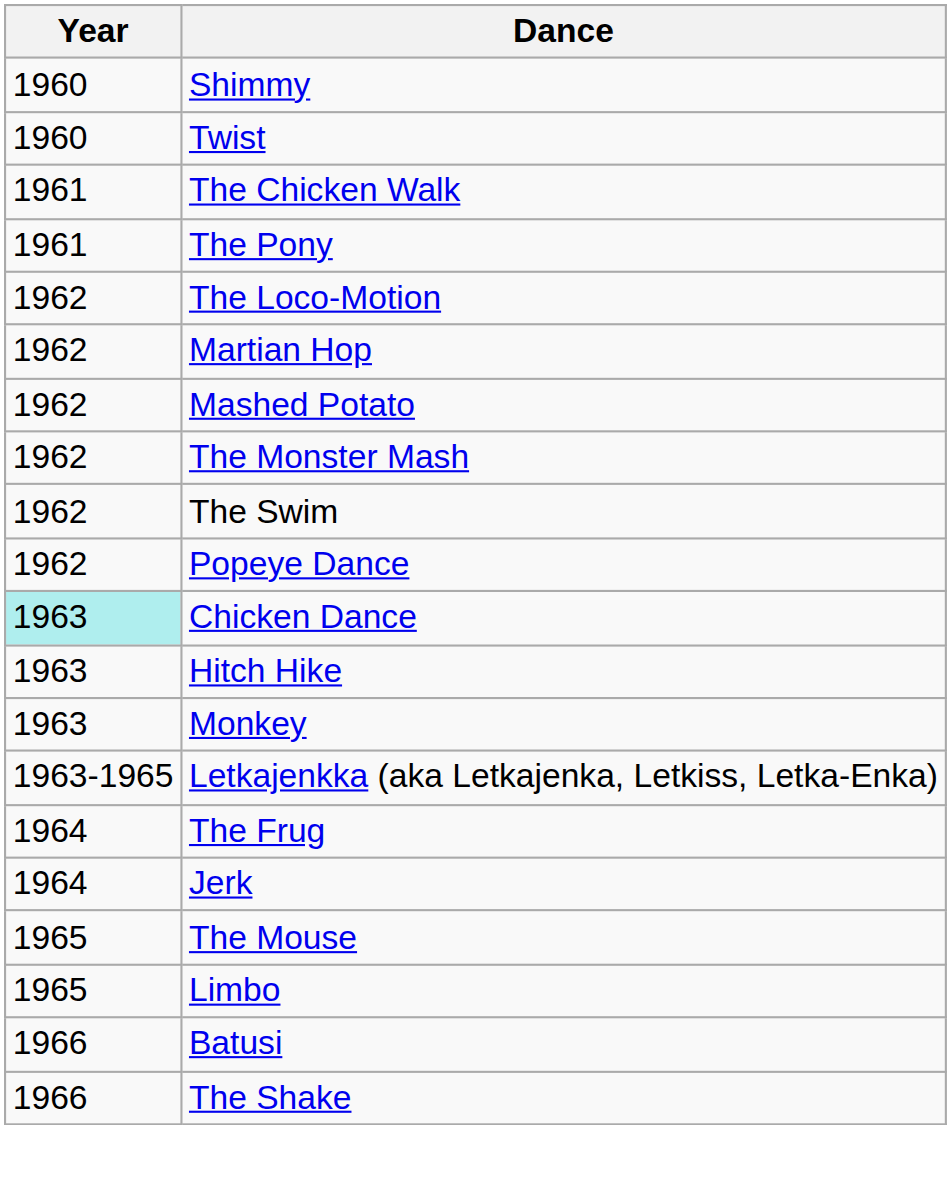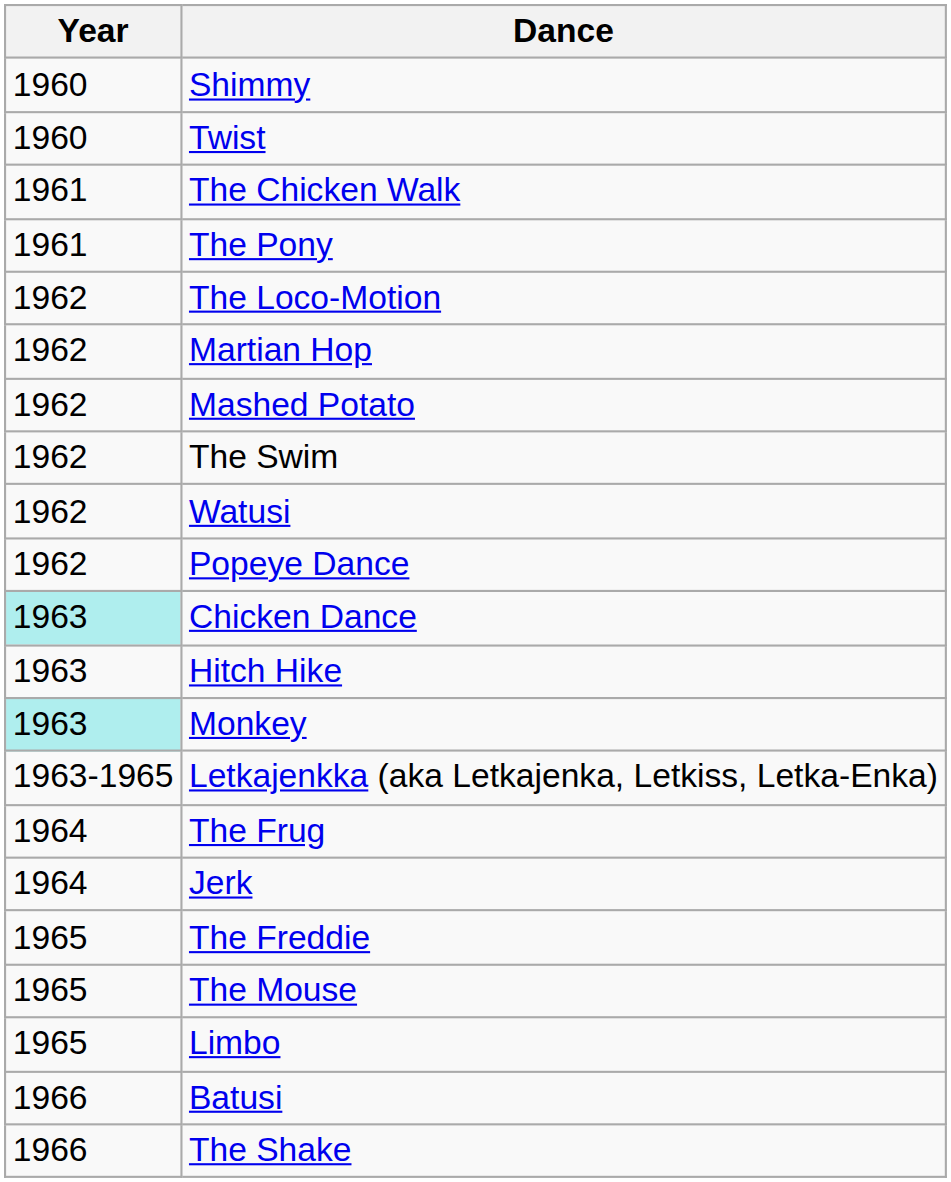- row: (329, 457)
+ row: (240, 510)
(50, 723) no background -> (50, 723) paleturquoise background
+ row: (280, 937)
